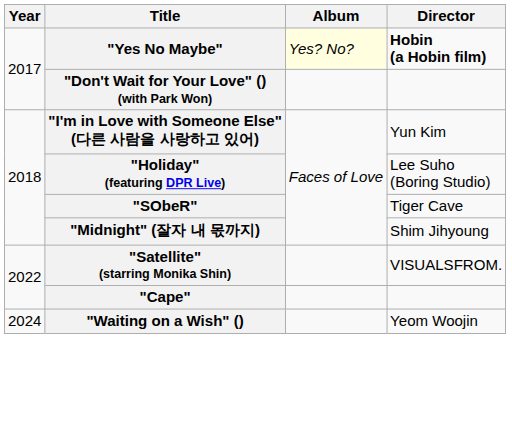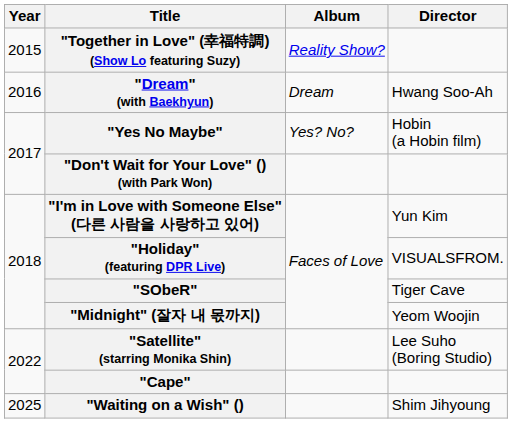+ row: (165, 50)
+ row: (165, 92)
(321, 48) lightyellow background -> (321, 133) no background
(438, 48) bold -> (437, 133) normal
(440, 173) Lee Suho (Boring Studio) -> (448, 258) VISUALSFROM.
(439, 231) Shim Jihyoung -> (436, 315) Yeom Woojin
(446, 265) VISUALSFROM. -> (442, 349) Lee Suho (Boring Studio)
(25, 321) 2024 -> (25, 405) 2025
(434, 321) Yeom Woojin -> (441, 405) Shim Jihyoung
